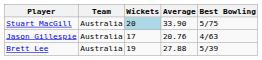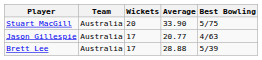(131, 23) lightblue background -> (131, 23) no background
(175, 36) 20.76 -> (175, 36) 20.77
(131, 49) 19 -> (131, 49) 17
(175, 49) 27.88 -> (175, 49) 28.88
